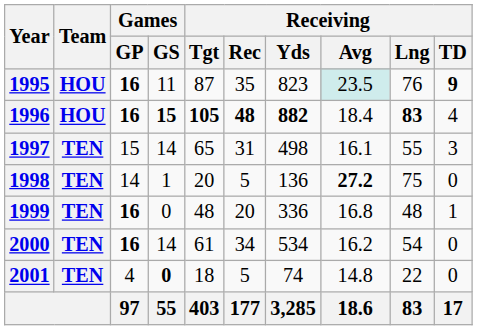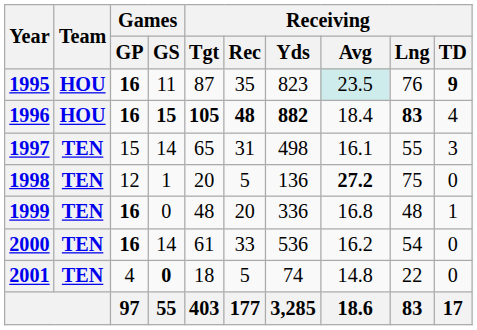(130, 180) 14 -> (130, 180) 12
(245, 244) 34 -> (245, 244) 33
(293, 244) 534 -> (293, 244) 536
